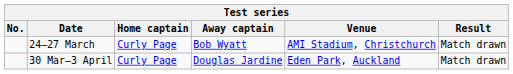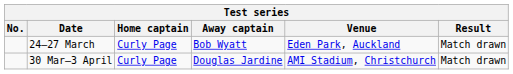(362, 45) AMI Stadium, Christchurch -> (344, 45) Eden Park, Auckland
(344, 61) Eden Park, Auckland -> (362, 61) AMI Stadium, Christchurch
